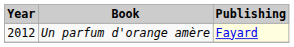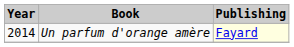(21, 33) 2012 -> (21, 33) 2014
